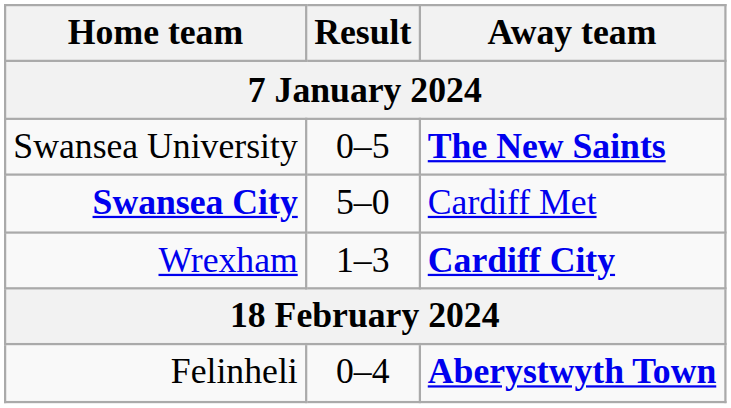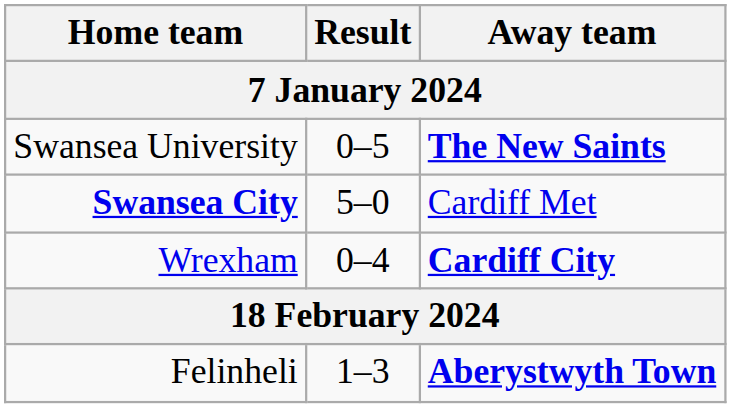(363, 259) 1–3 -> (363, 259) 0–4
(363, 372) 0–4 -> (363, 372) 1–3
